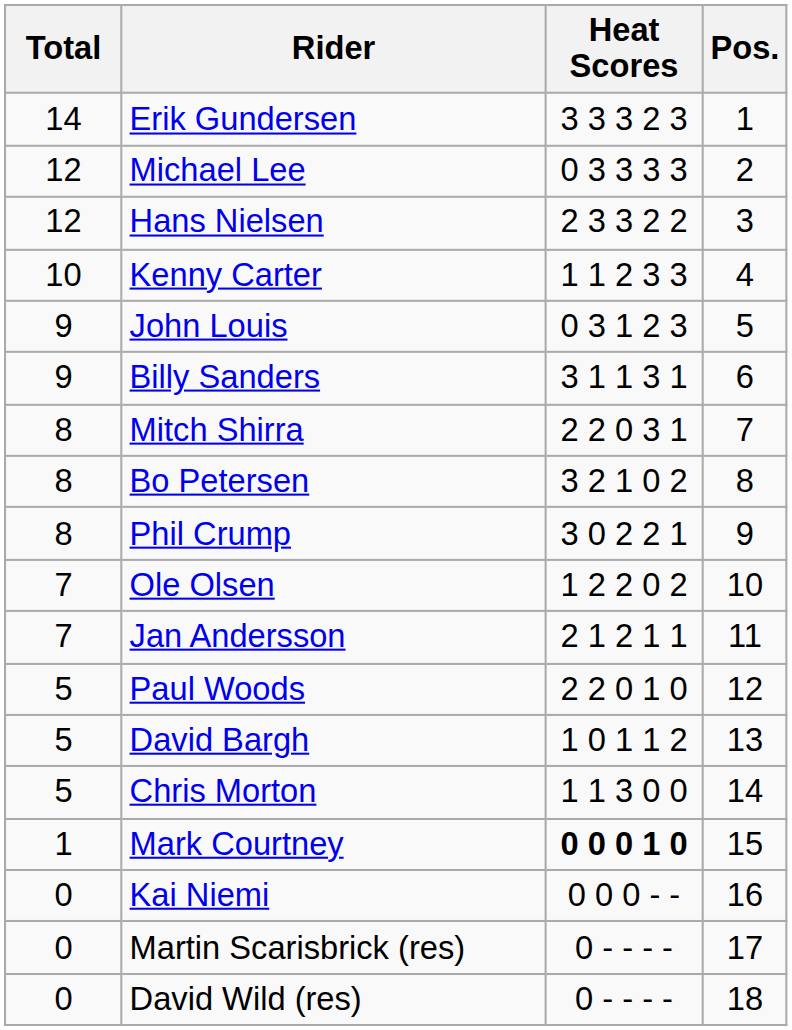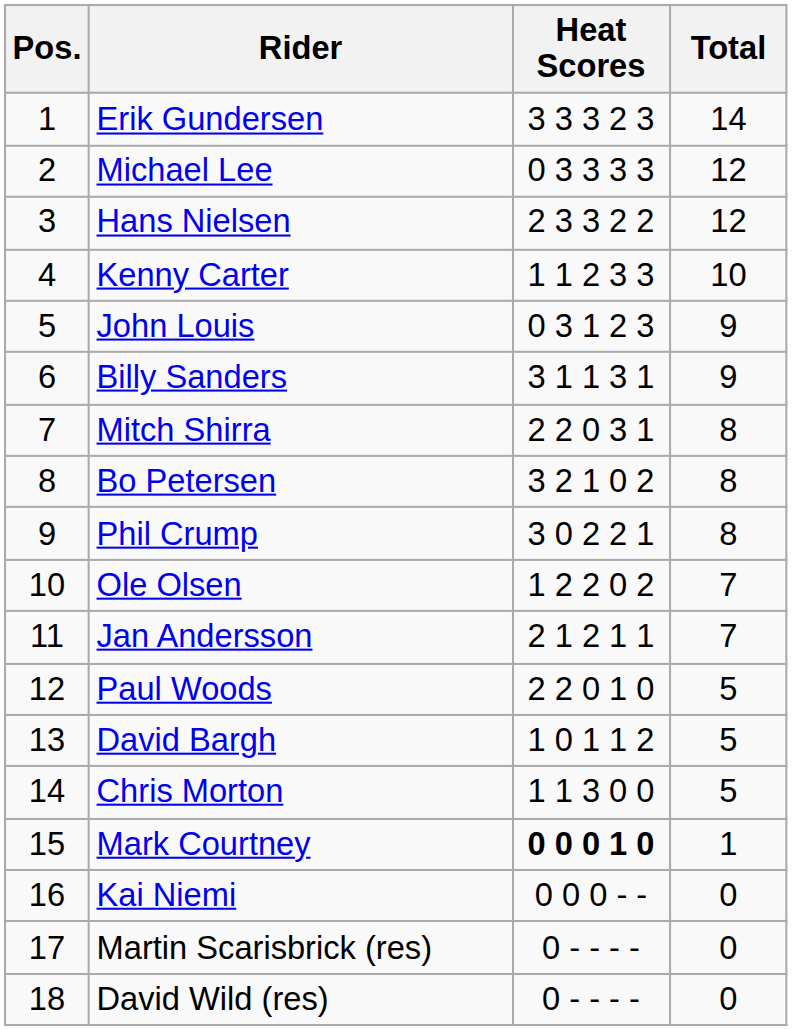columns swapped: (745, 48) <-> (64, 48)
